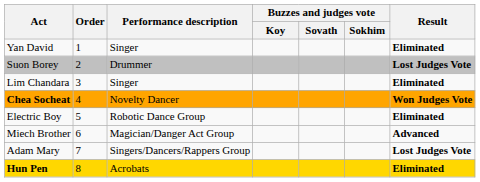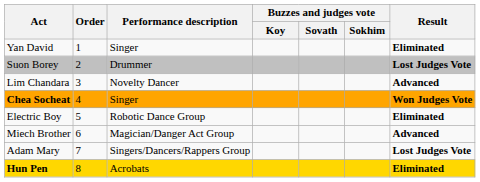(124, 82) Singer -> (144, 82) Novelty Dancer
(418, 82) Eliminated -> (416, 82) Advanced
(144, 99) Novelty Dancer -> (124, 99) Singer
